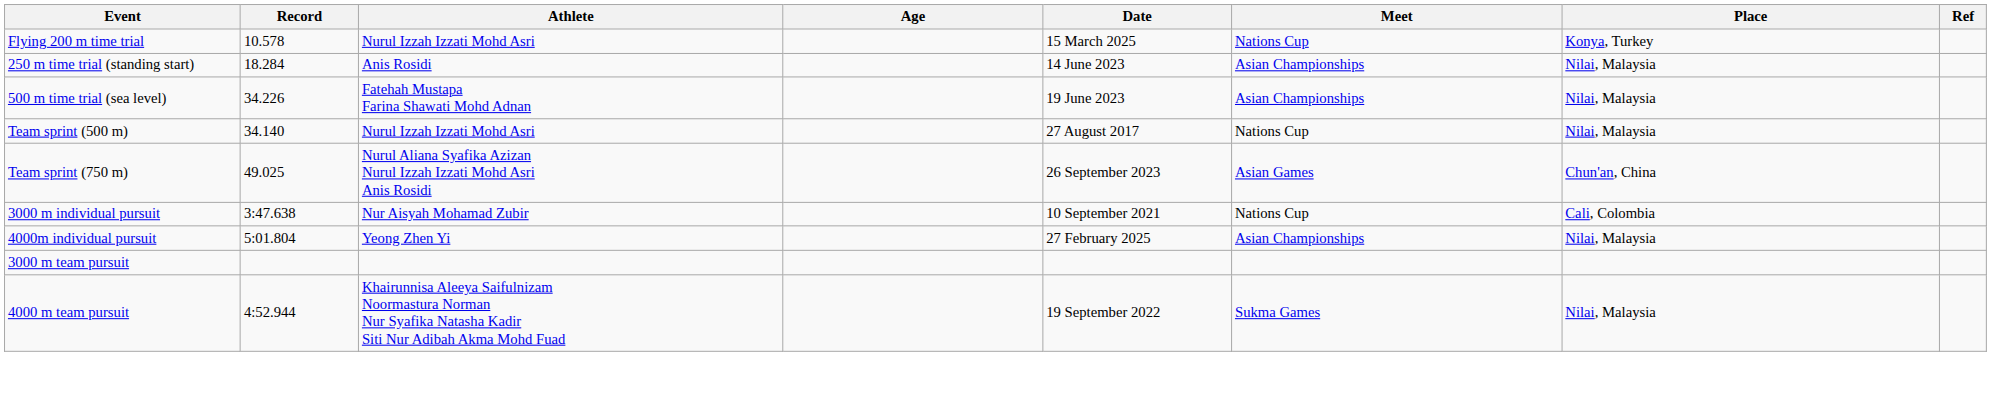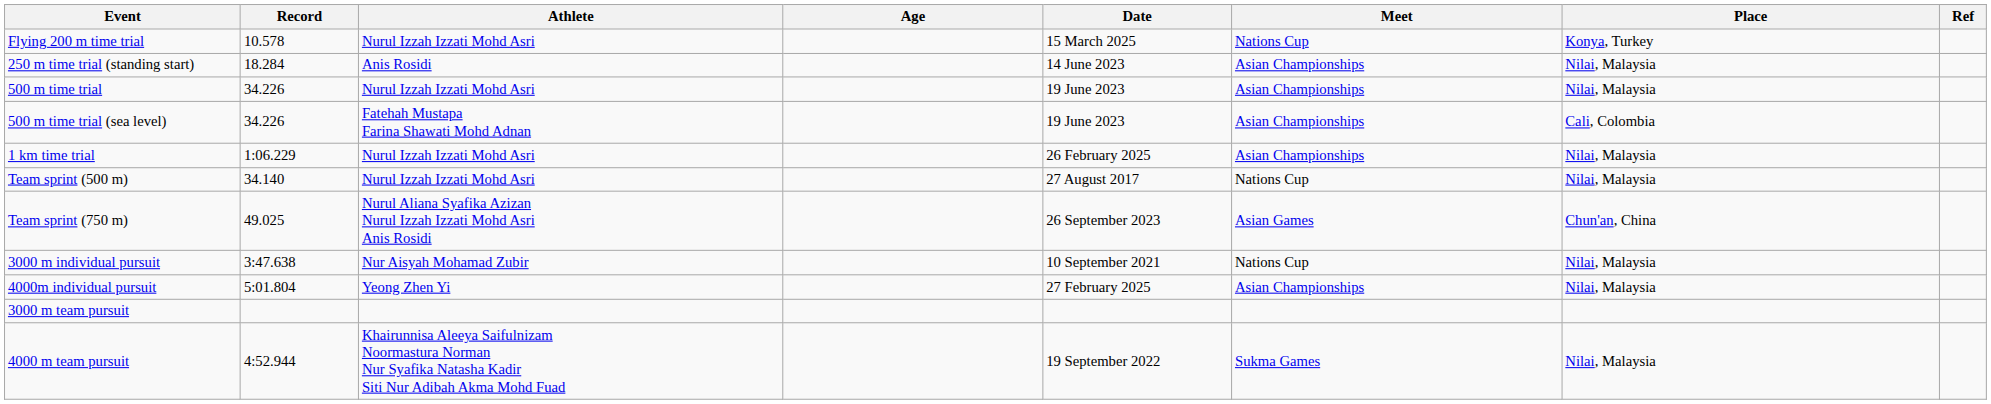+ row: (55, 89)
(1611, 98) Nilai, Malaysia -> (1610, 122) Cali, Colombia
+ row: (51, 155)
(1610, 214) Cali, Colombia -> (1611, 262) Nilai, Malaysia
